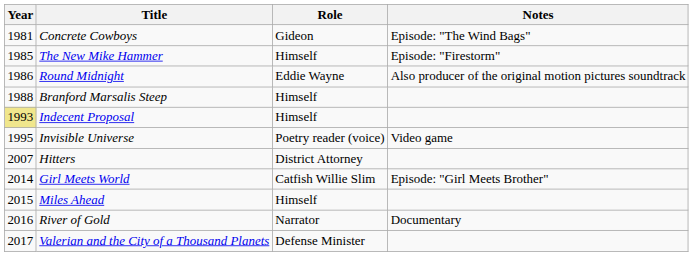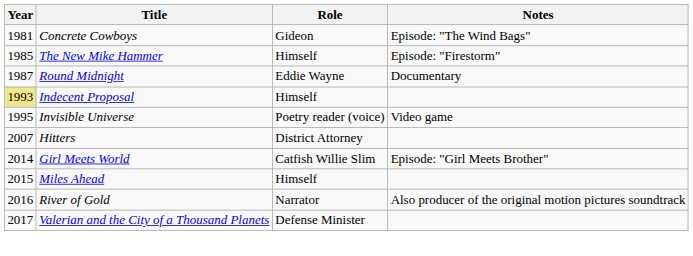(20, 76) 1986 -> (20, 76) 1987
(538, 76) Also producer of the original motion pictures soundtrack -> (426, 76) Documentary
- row: (103, 96)
(426, 220) Documentary -> (538, 199) Also producer of the original motion pictures soundtrack
